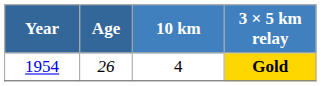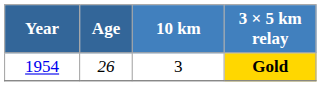(178, 66) 4 -> (178, 66) 3
